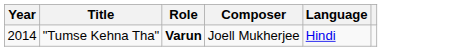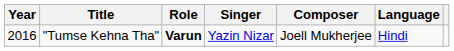+ column: (241, 14)
(22, 35) 2014 -> (22, 35) 2016
